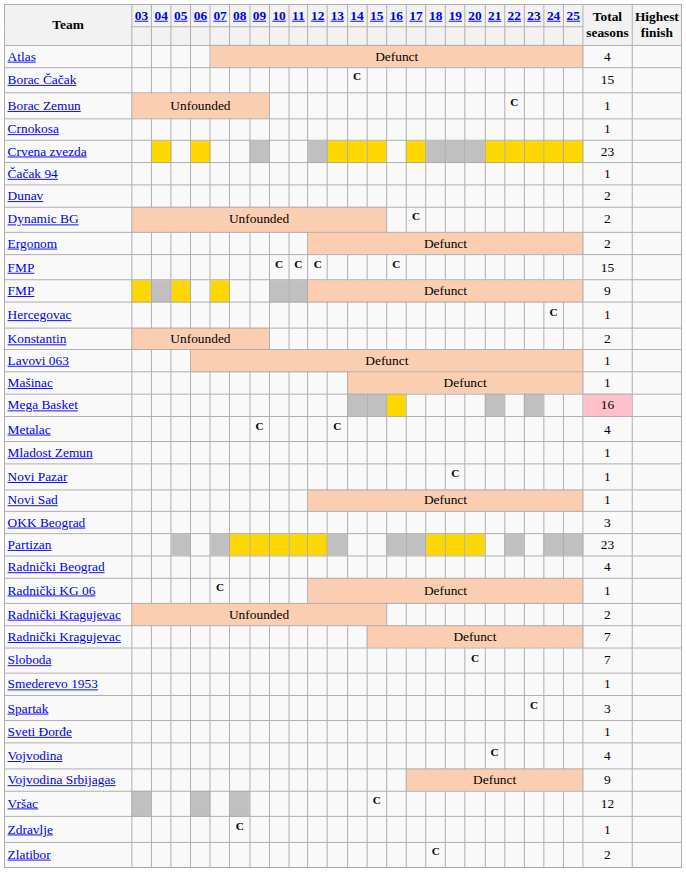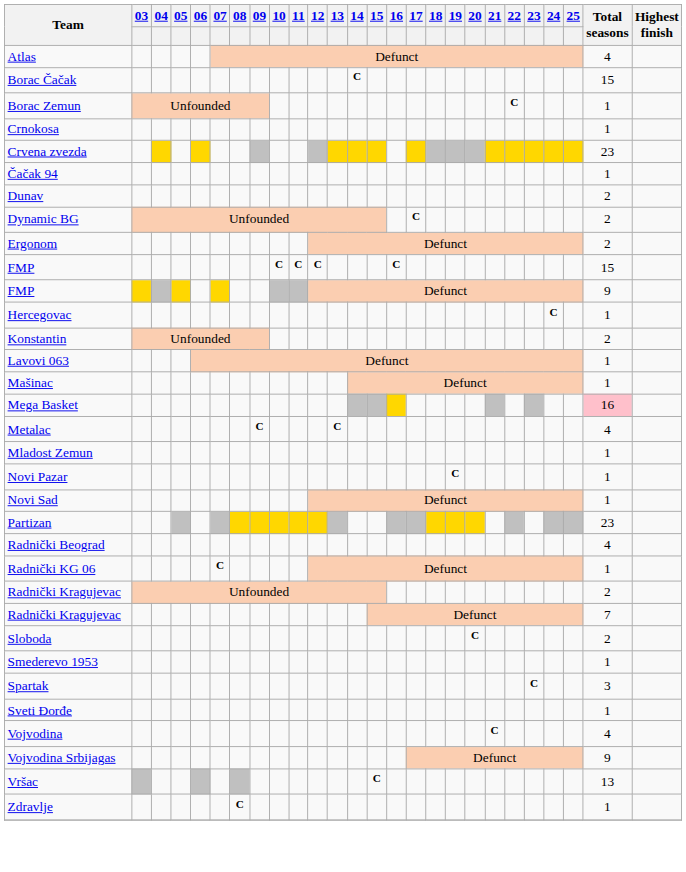- row: (46, 523)
(607, 660) 7 -> (607, 638) 2
(607, 804) 12 -> (607, 781) 13
- row: (29, 855)
